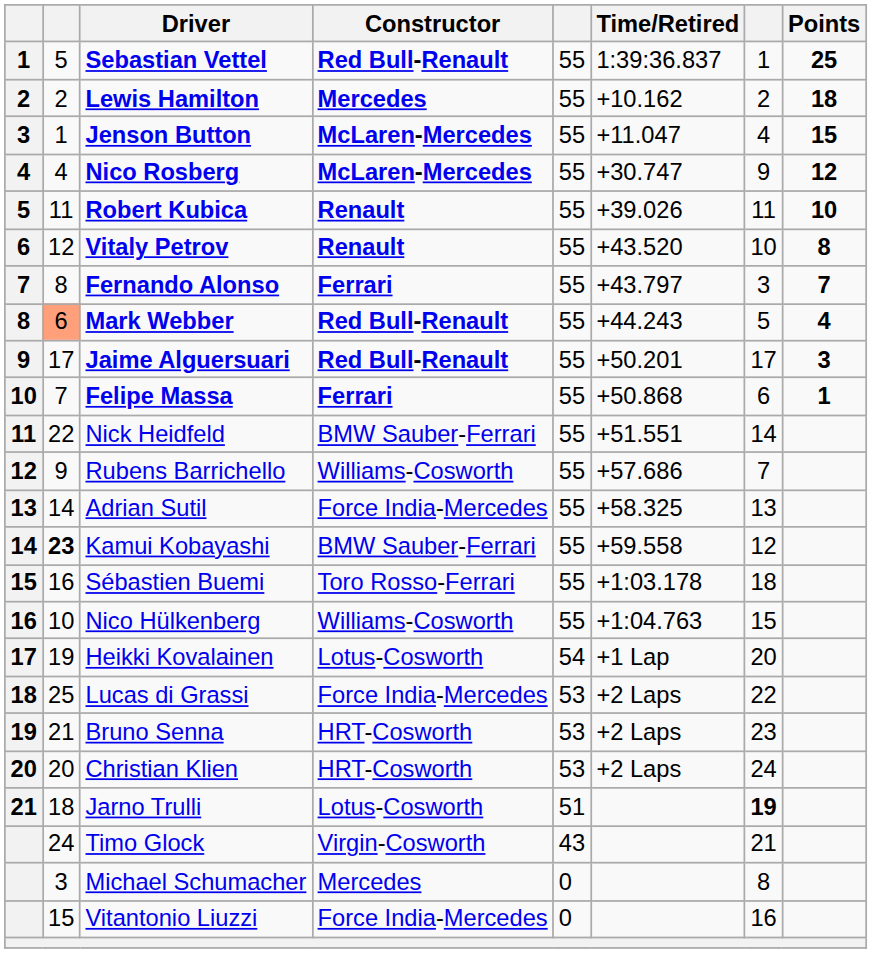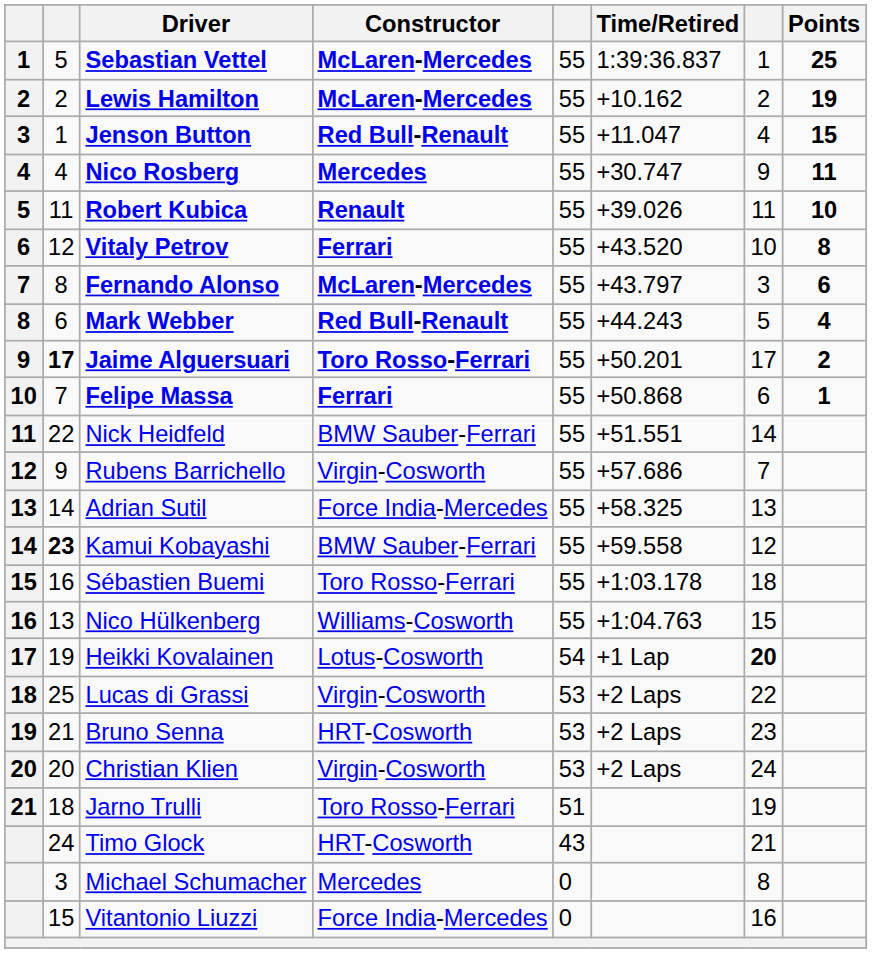(413, 60) Red Bull-Renault -> (425, 60) McLaren-Mercedes
(372, 98) Mercedes -> (425, 98) McLaren-Mercedes
(824, 98) 18 -> (824, 98) 19
(425, 135) McLaren-Mercedes -> (413, 135) Red Bull-Renault
(425, 172) McLaren-Mercedes -> (372, 172) Mercedes
(824, 172) 12 -> (824, 172) 11
(361, 247) Renault -> (355, 247) Ferrari
(355, 284) Ferrari -> (425, 284) McLaren-Mercedes
(824, 284) 7 -> (824, 284) 6
(61, 322) lightsalmon background -> (61, 322) no background
(61, 359) normal -> (61, 359) bold
(413, 359) Red Bull-Renault -> (424, 359) Toro Rosso-Ferrari
(824, 359) 3 -> (824, 359) 2
(415, 471) Williams-Cosworth -> (402, 471) Virgin-Cosworth
(61, 620) 10 -> (61, 620) 13
(764, 657) normal -> (764, 657) bold
(433, 695) Force India-Mercedes -> (402, 695) Virgin-Cosworth
(395, 769) HRT-Cosworth -> (402, 769) Virgin-Cosworth
(400, 806) Lotus-Cosworth -> (416, 806) Toro Rosso-Ferrari
(764, 806) bold -> (764, 806) normal
(402, 844) Virgin-Cosworth -> (395, 844) HRT-Cosworth
